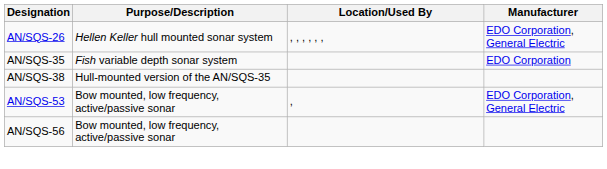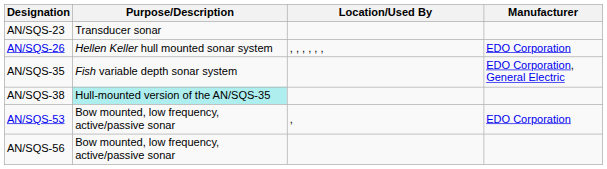+ row: (36, 30)
(530, 36) EDO Corporation, General Electric -> (528, 48) EDO Corporation
(528, 60) EDO Corporation -> (530, 71) EDO Corporation, General Electric
(173, 78) no background -> (173, 95) paleturquoise background
(530, 101) EDO Corporation, General Electric -> (528, 119) EDO Corporation
